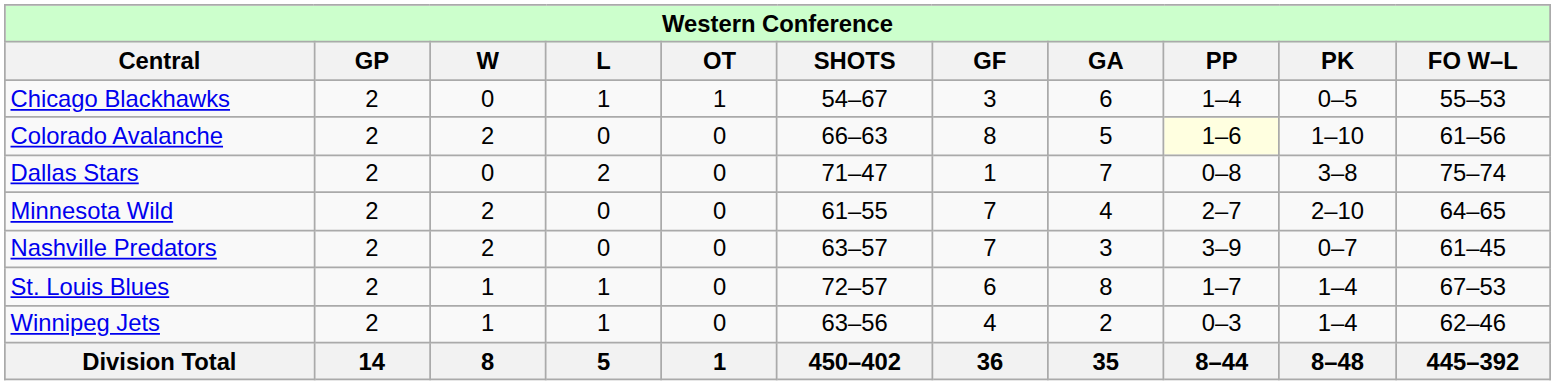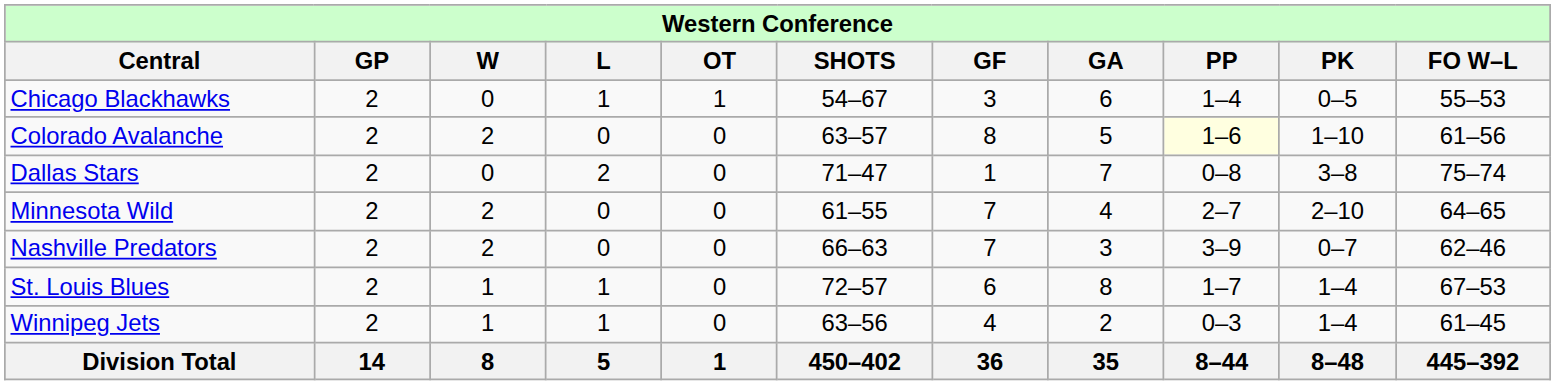(855, 136) 66–63 -> (855, 136) 63–57
(855, 248) 63–57 -> (855, 248) 66–63
(1473, 248) 61–45 -> (1473, 248) 62–46
(1473, 323) 62–46 -> (1473, 323) 61–45
